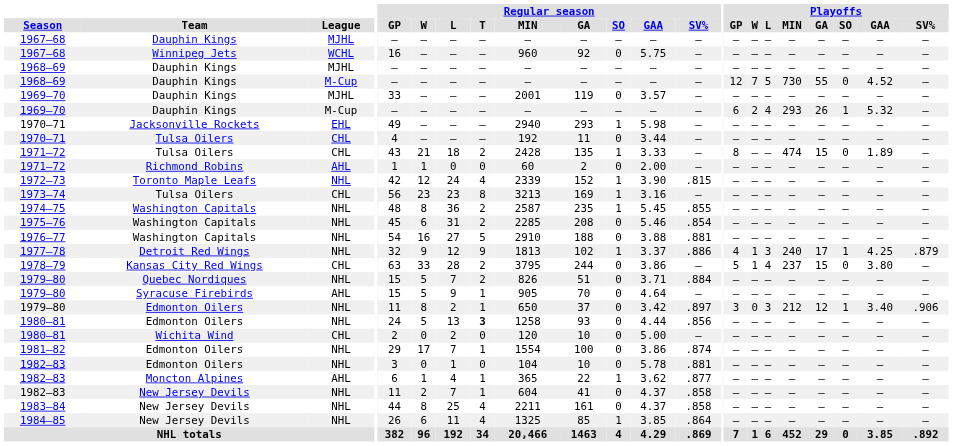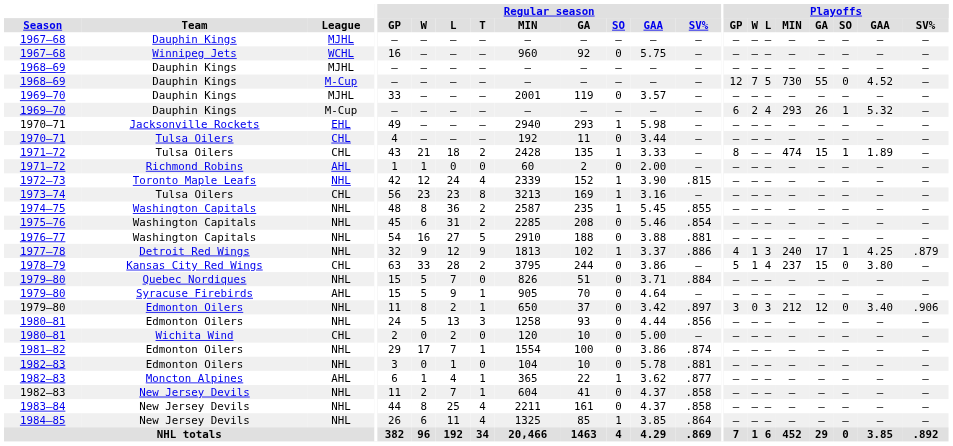(845, 152) 0 -> (845, 152) 1
(483, 279) 2 -> (483, 279) 0
(845, 307) 1 -> (845, 307) 0
(483, 321) bold -> (483, 321) normal
